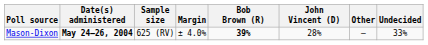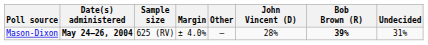columns swapped: (243, 15) <-> (363, 20)
(400, 33) 33% -> (400, 33) 31%
